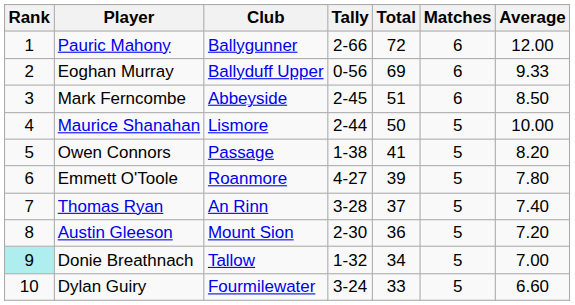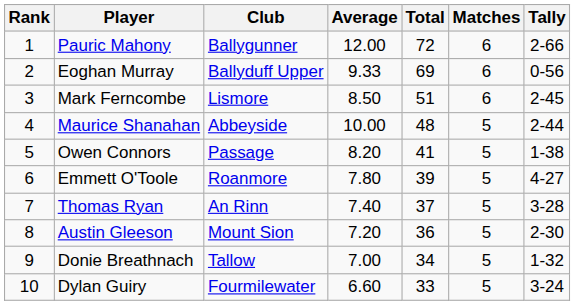columns swapped: (350, 17) <-> (533, 17)
(248, 98) Abbeyside -> (238, 98) Lismore
(238, 125) Lismore -> (248, 125) Abbeyside
(396, 125) 50 -> (425, 125) 48
(29, 260) paleturquoise background -> (29, 260) no background
